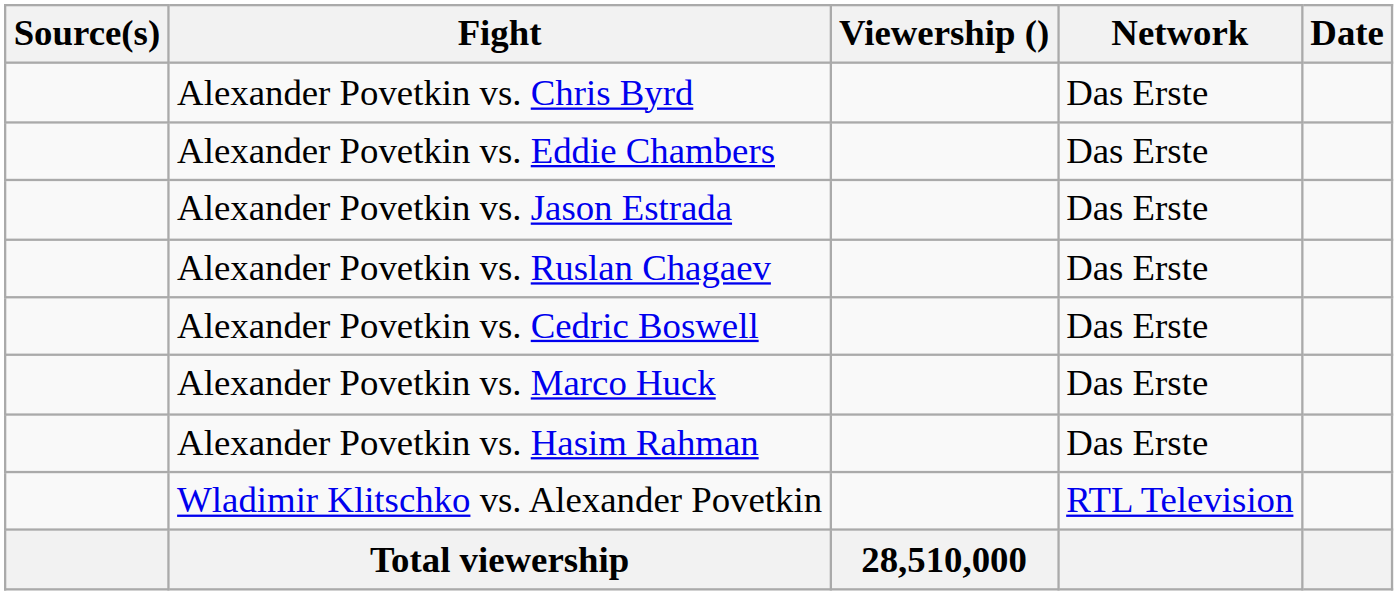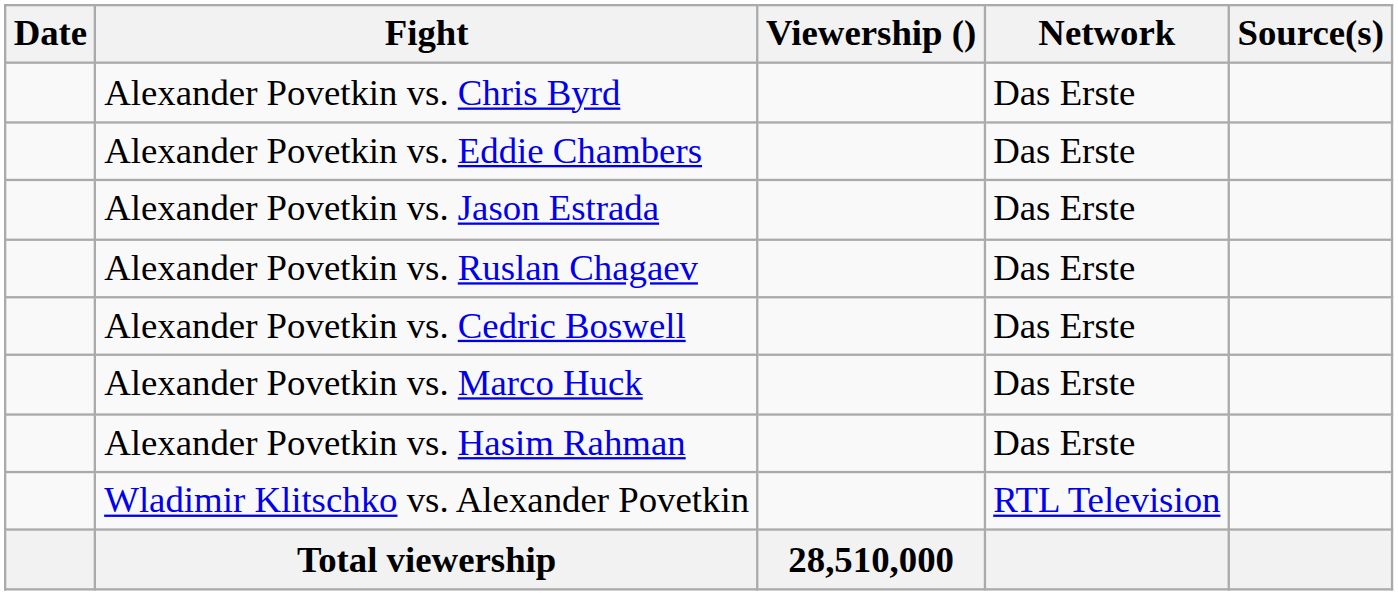columns swapped: (1347, 33) <-> (87, 33)
